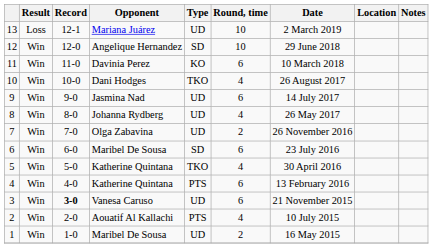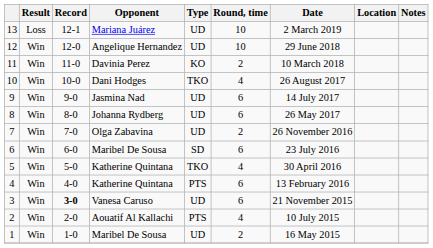(198, 47) SD -> (198, 47) UD
(241, 64) 6 -> (241, 64) 2
(241, 115) 4 -> (241, 115) 6
